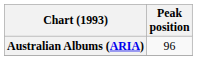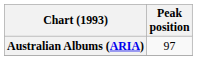(169, 45) 96 -> (169, 45) 97
